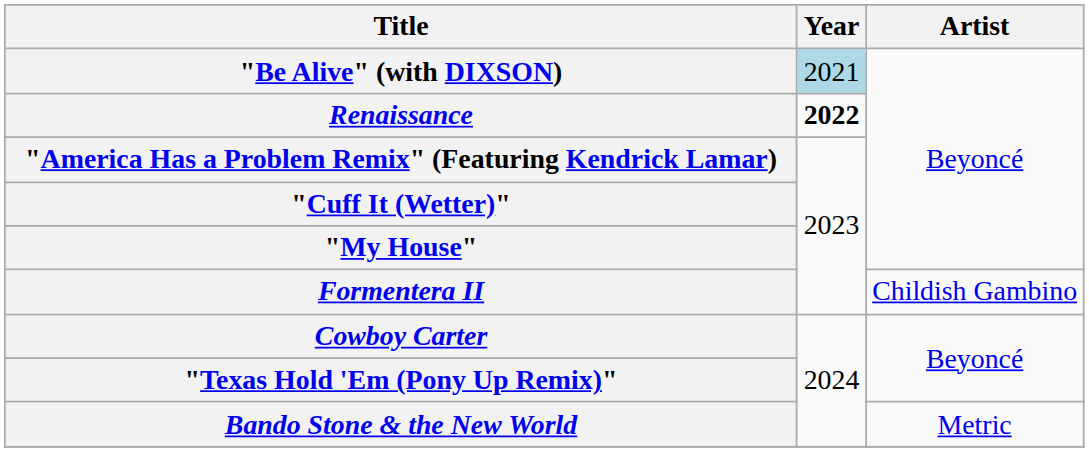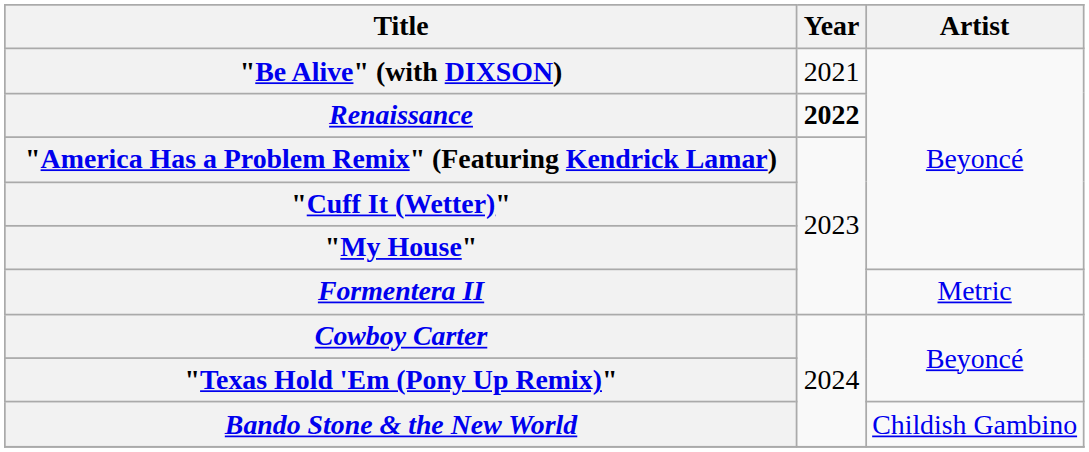(831, 70) lightblue background -> (831, 70) no background
(975, 291) Childish Gambino -> (975, 291) Metric
(975, 423) Metric -> (975, 423) Childish Gambino
